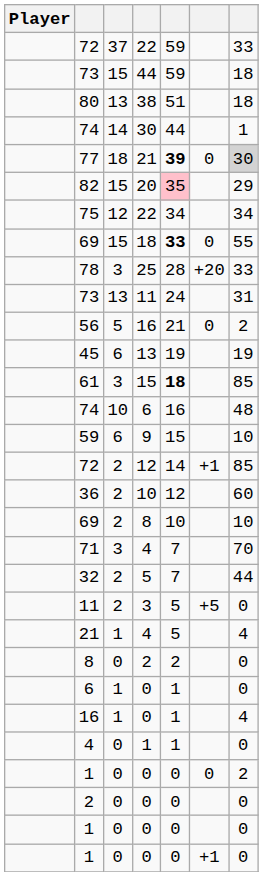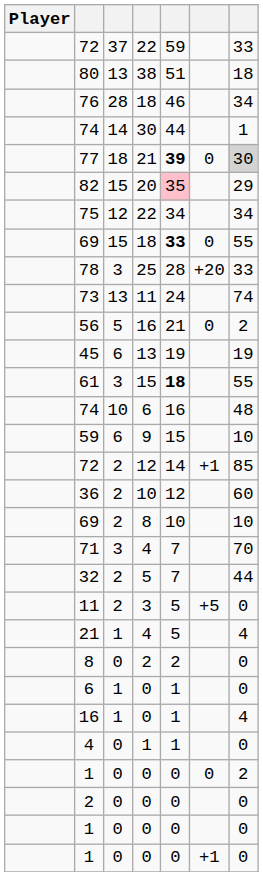- row: (89, 75)
+ row: (89, 103)
(243, 298) 31 -> (243, 298) 74
(243, 382) 85 -> (243, 382) 55
